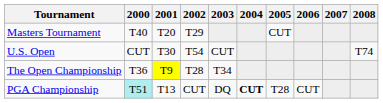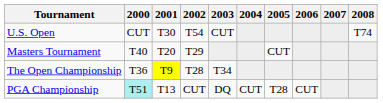rows swapped: (54, 32) <-> (31, 51)
(251, 89) bold -> (251, 89) normal
